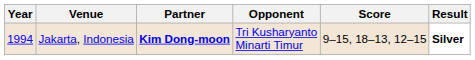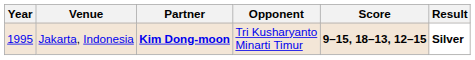(20, 39) 1994 -> (20, 39) 1995
(375, 39) normal -> (375, 39) bold
